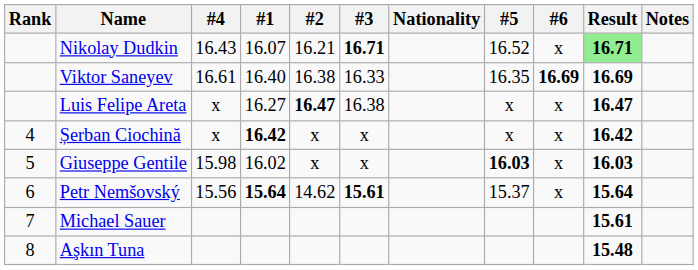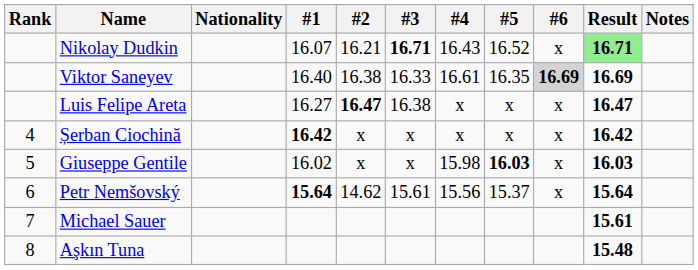columns swapped: (437, 18) <-> (216, 18)
(559, 76) no background -> (559, 76) lightgrey background
(364, 192) bold -> (410, 192) normal
